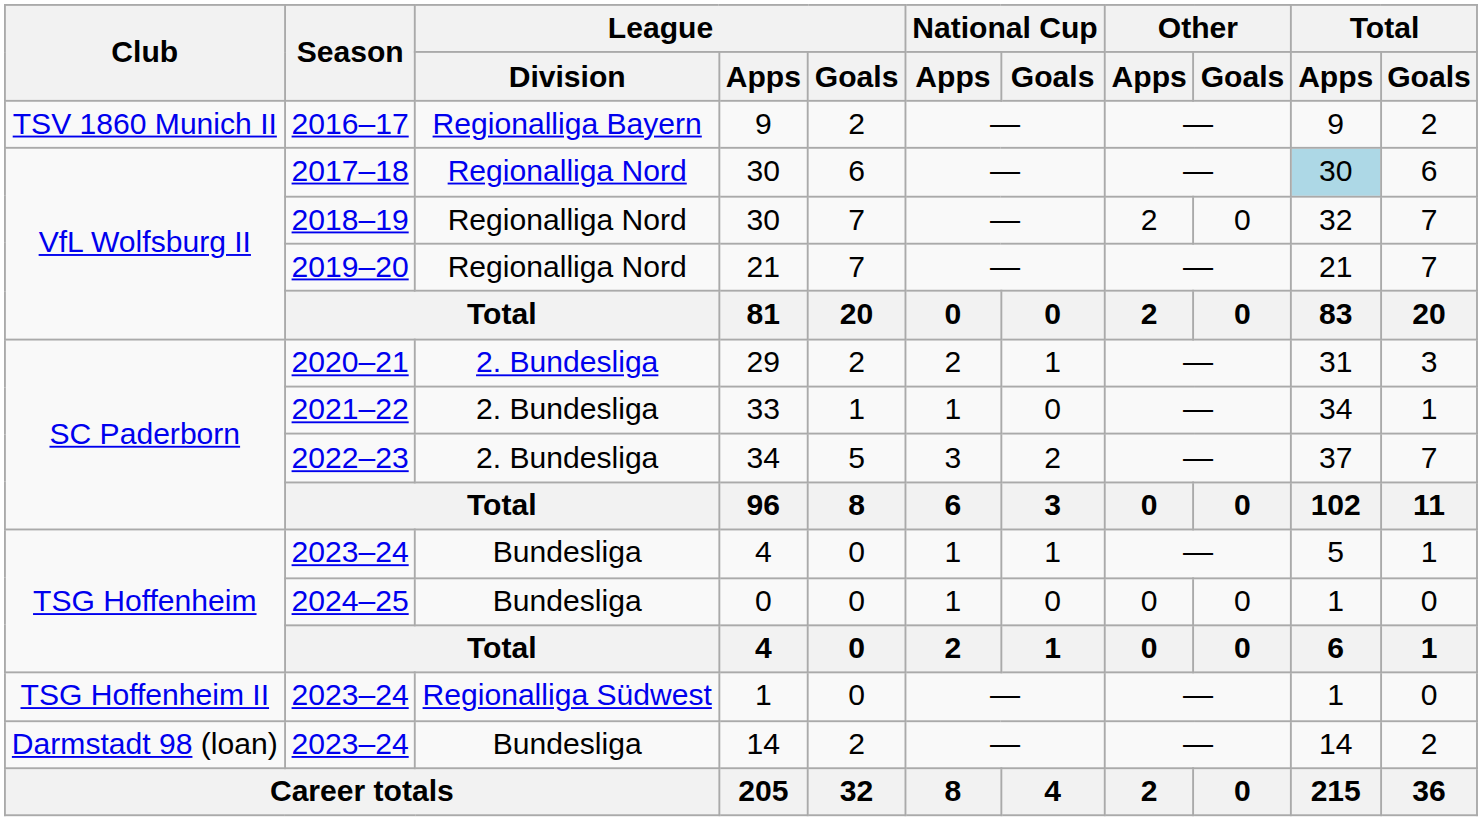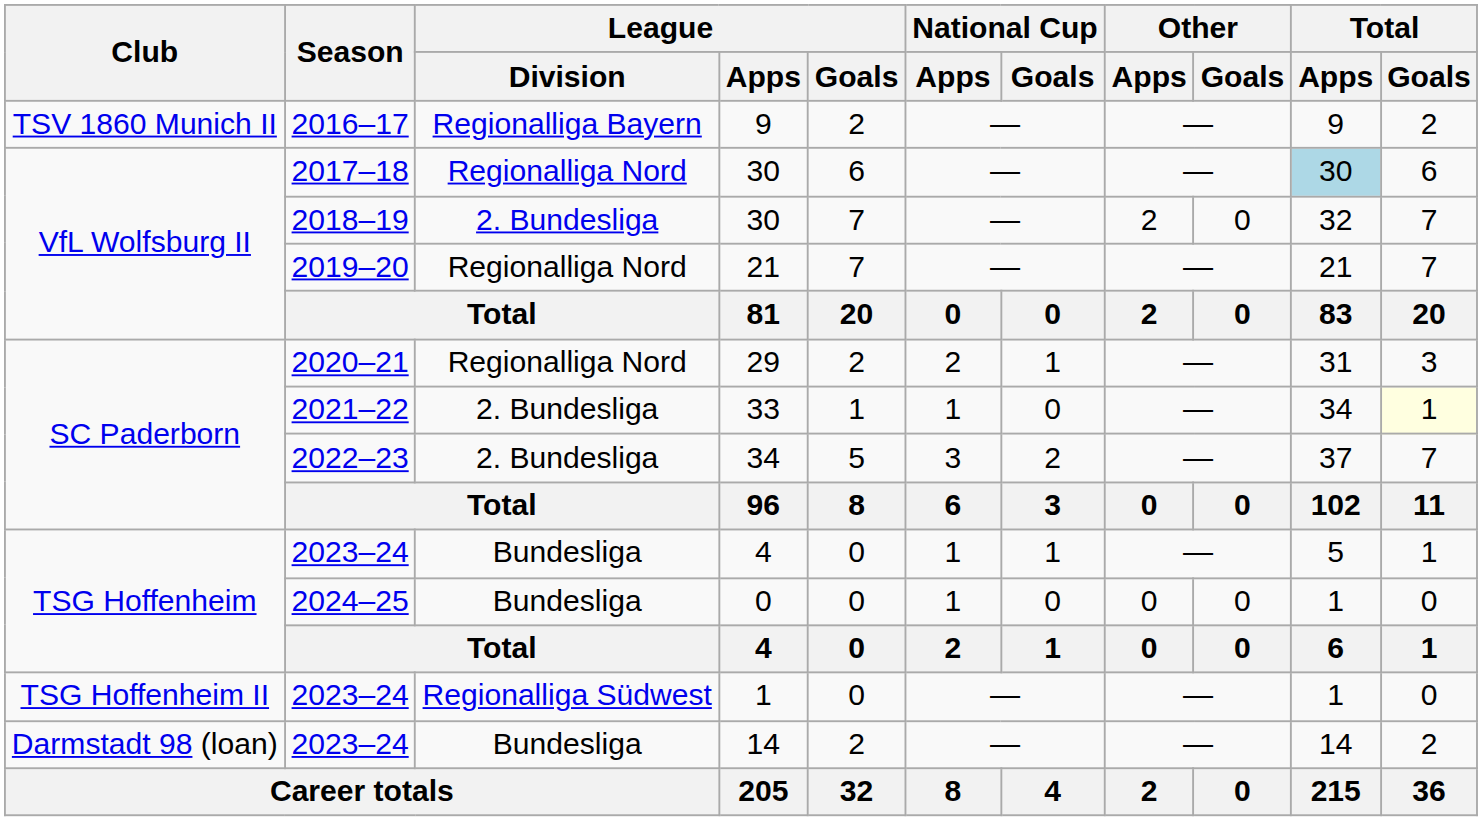(567, 219) Regionalliga Nord -> (567, 219) 2. Bundesliga
(567, 362) 2. Bundesliga -> (567, 362) Regionalliga Nord
(1429, 409) no background -> (1429, 409) lightyellow background
